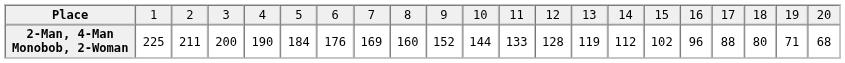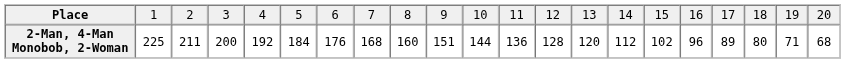(262, 41) 190 -> (262, 41) 192
(371, 41) 169 -> (371, 41) 168
(444, 41) 152 -> (444, 41) 151
(517, 41) 133 -> (517, 41) 136
(589, 41) 119 -> (589, 41) 120
(728, 41) 88 -> (728, 41) 89
